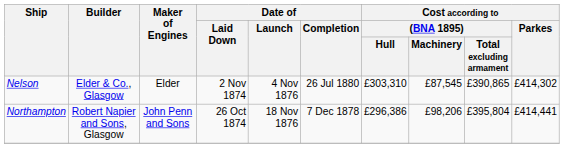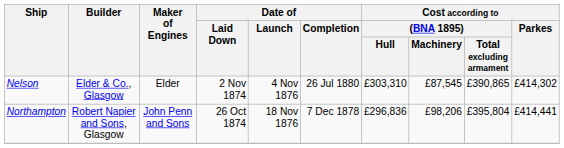(385, 112) £296,386 -> (385, 112) £296,836
